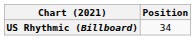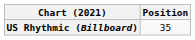(165, 28) 34 -> (165, 28) 35
